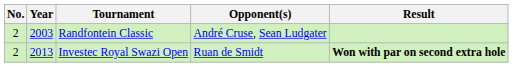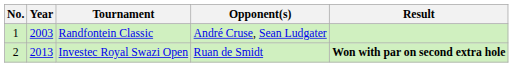(16, 33) 2 -> (16, 33) 1
